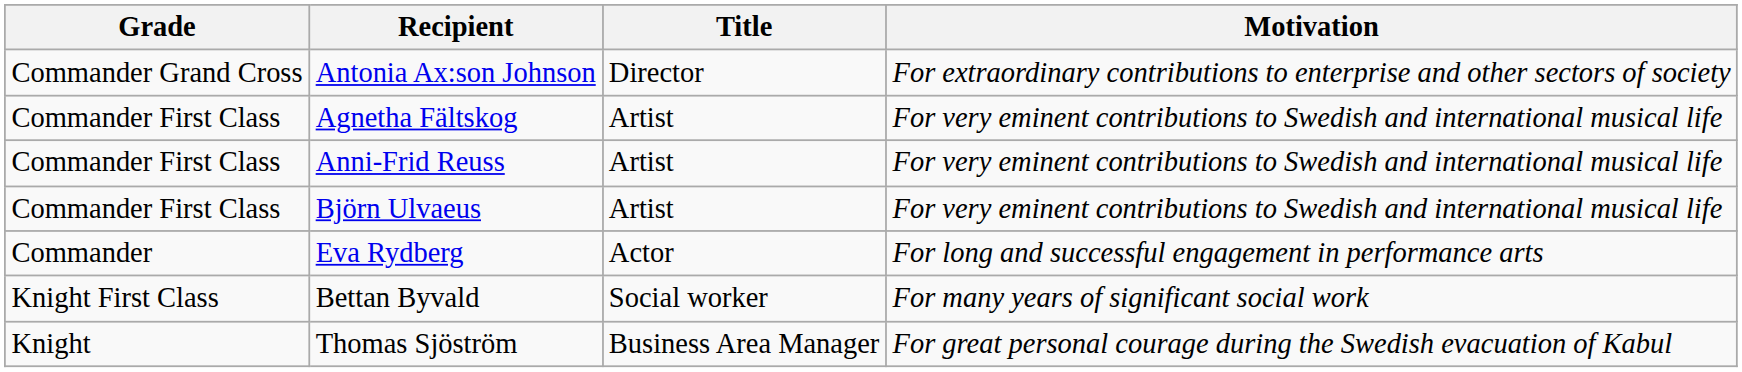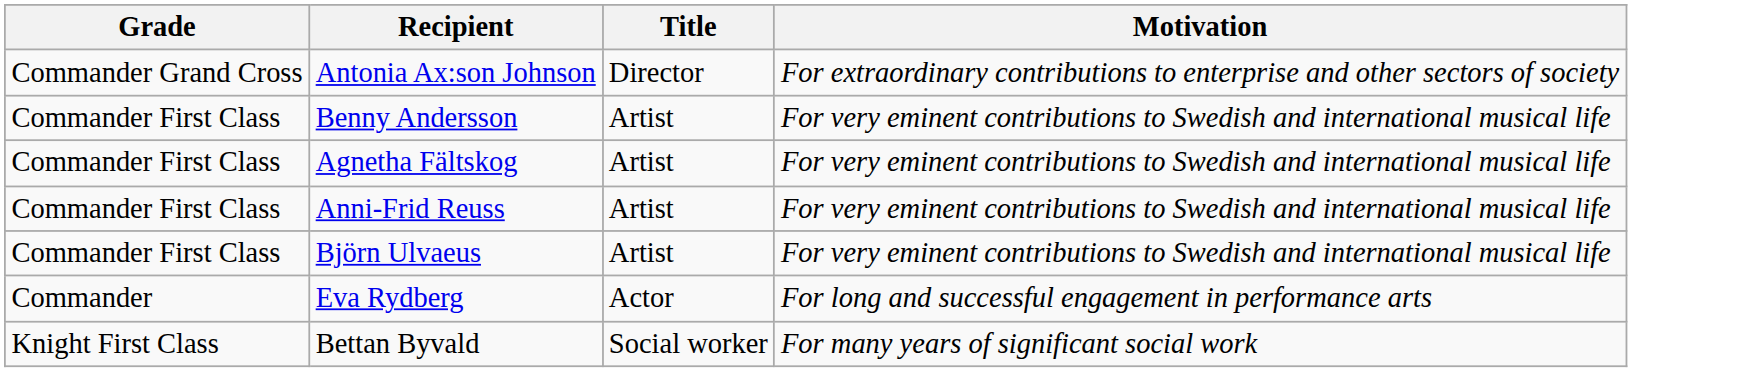+ row: (417, 117)
- row: (417, 343)
